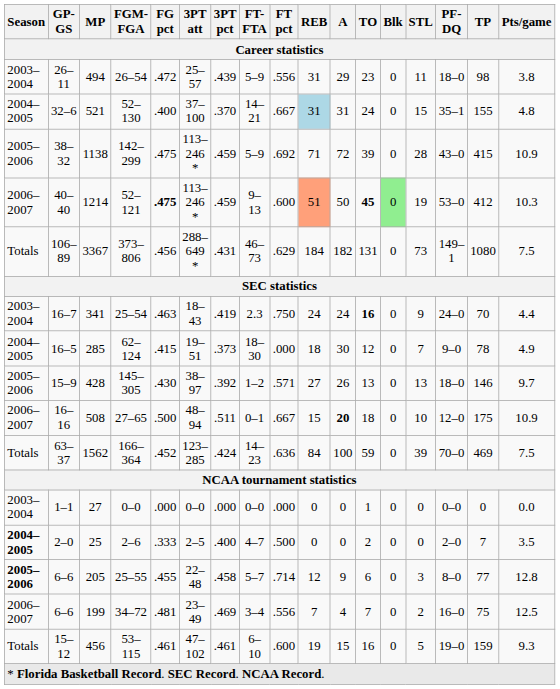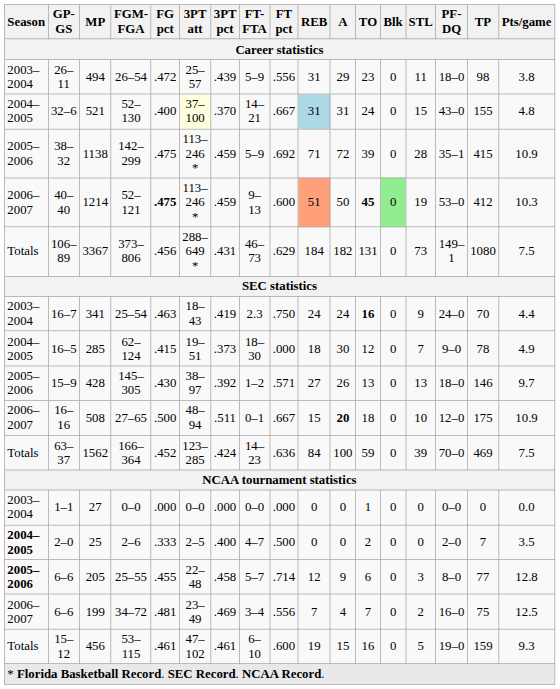(195, 111) no background -> (195, 111) lightyellow background
(451, 111) 35–1 -> (451, 111) 43–0
(451, 153) 43–0 -> (451, 153) 35–1
